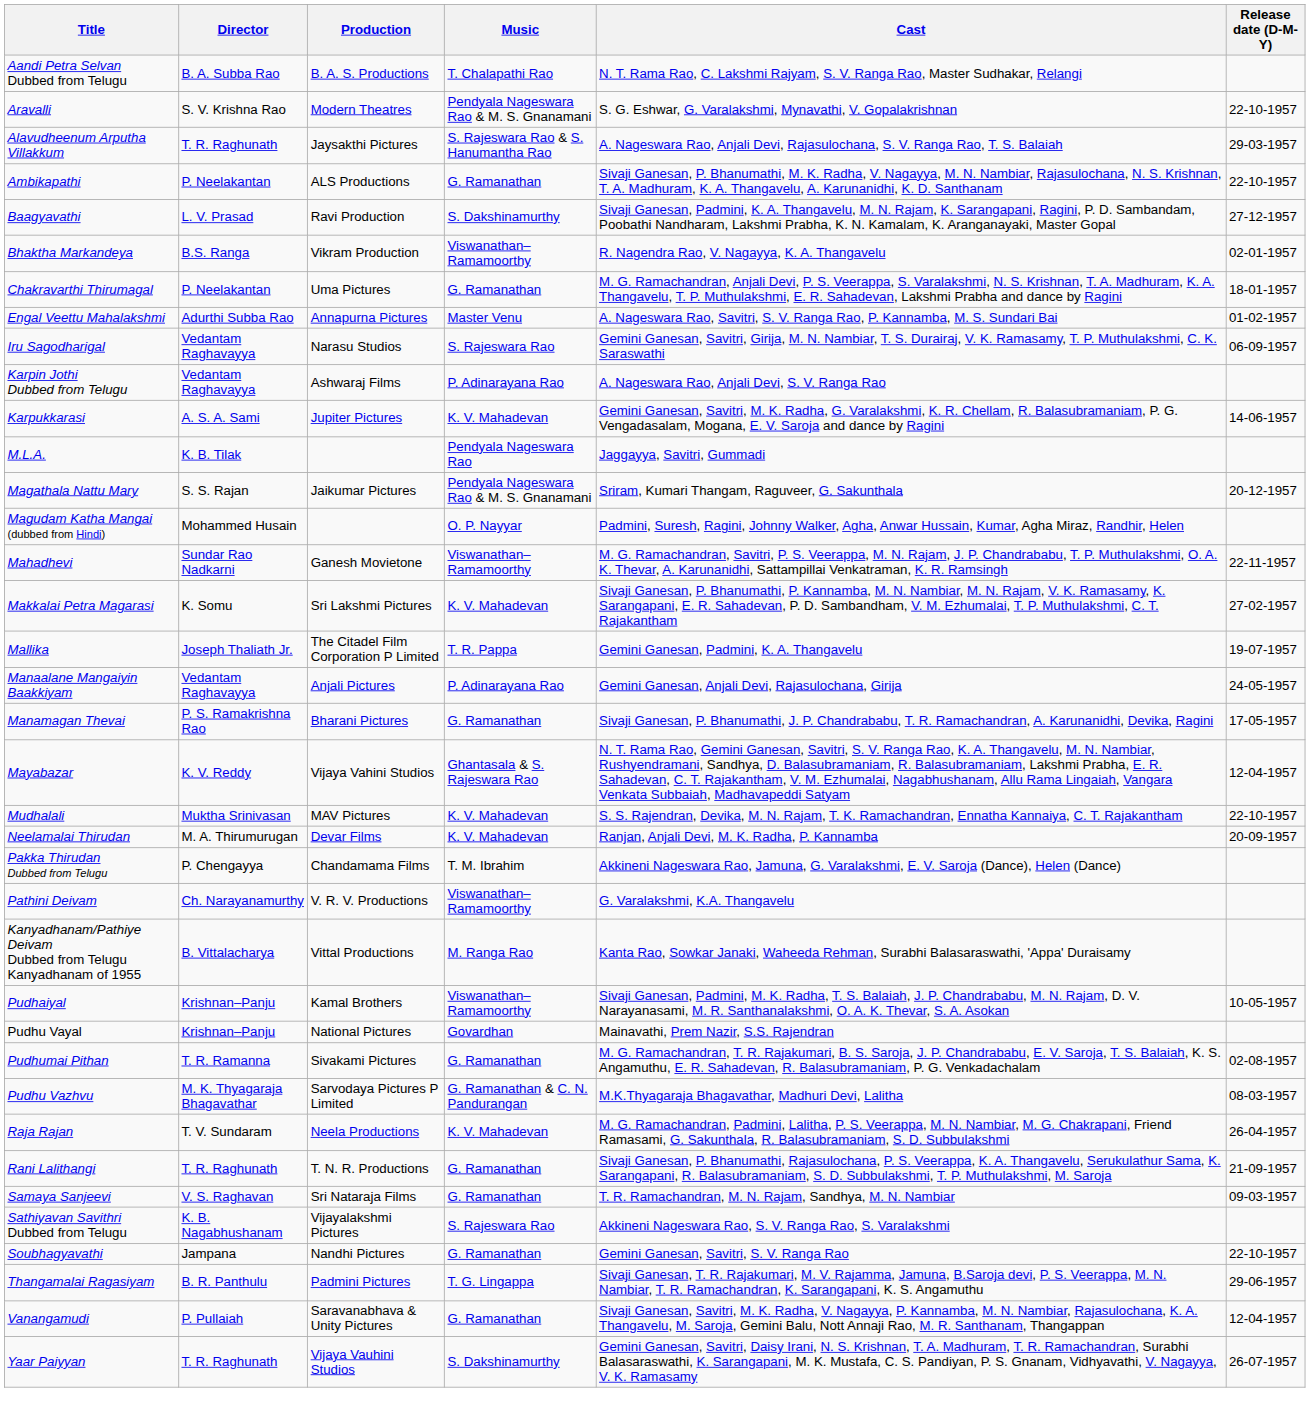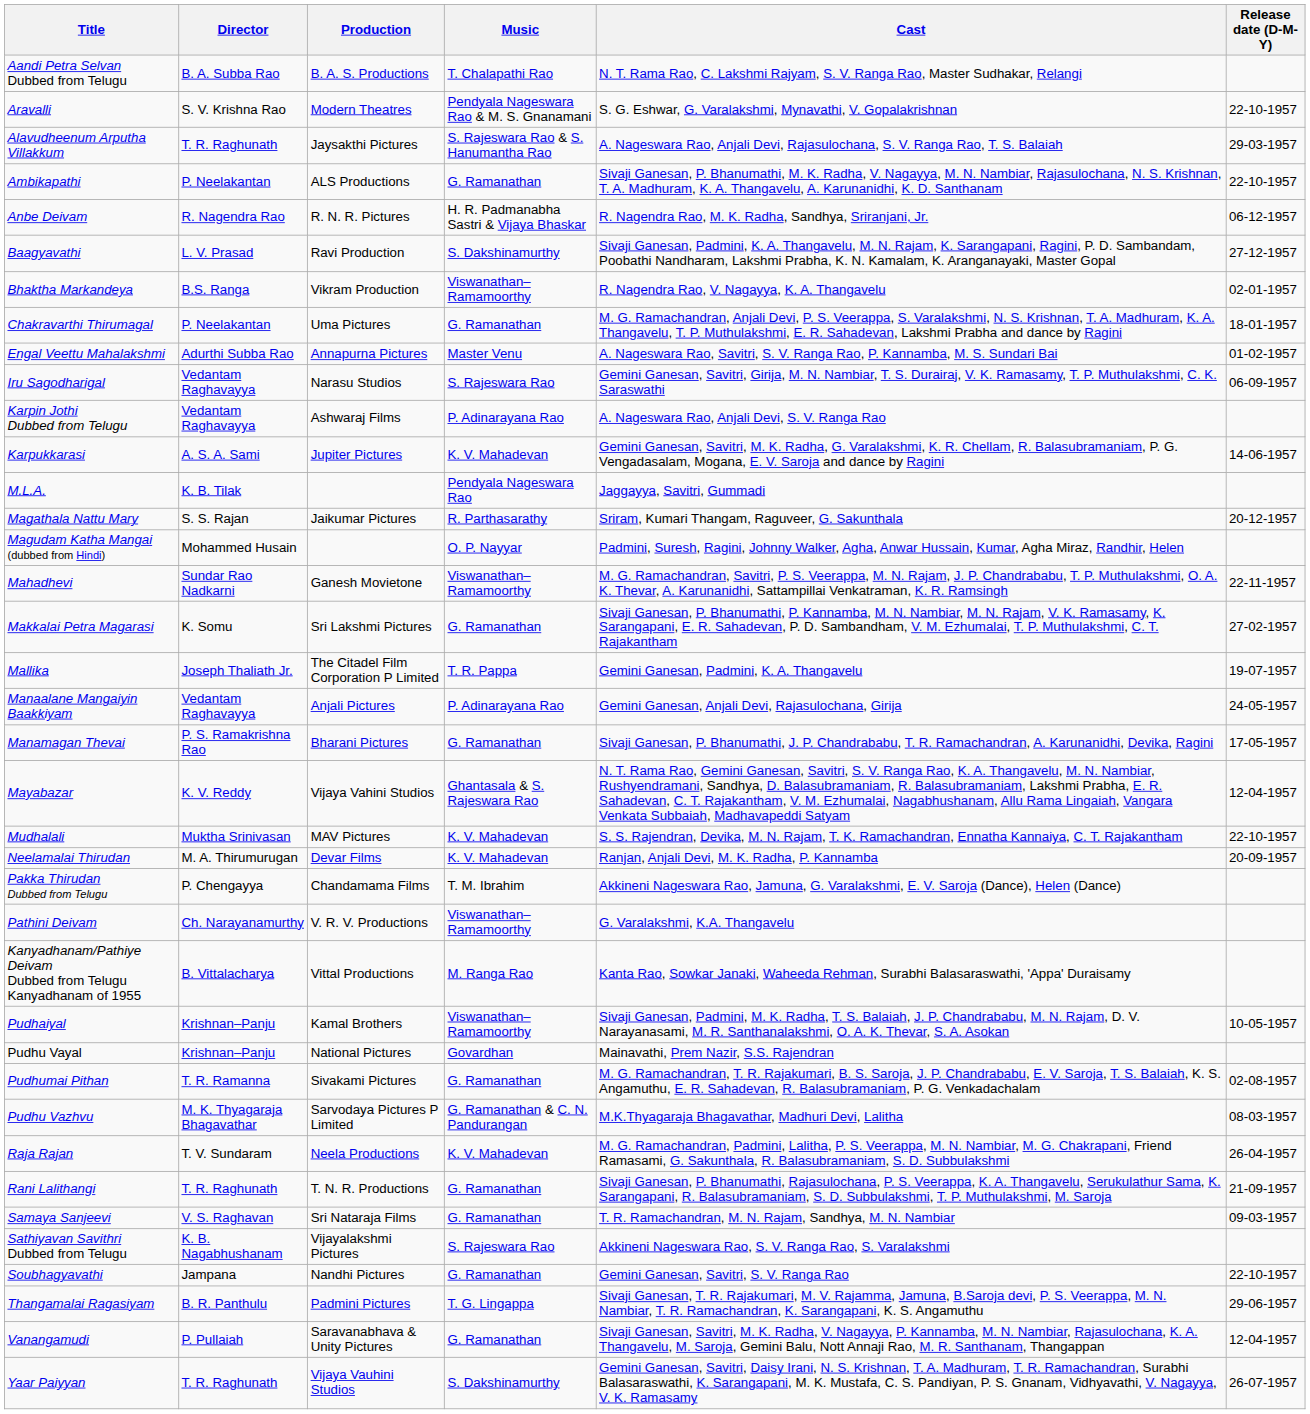+ row: (47, 217)
(519, 490) Pendyala Nageswara Rao & M. S. Gnanamani -> (497, 519) R. Parthasarathy
(498, 605) K. V. Mahadevan -> (494, 627) G. Ramanathan
